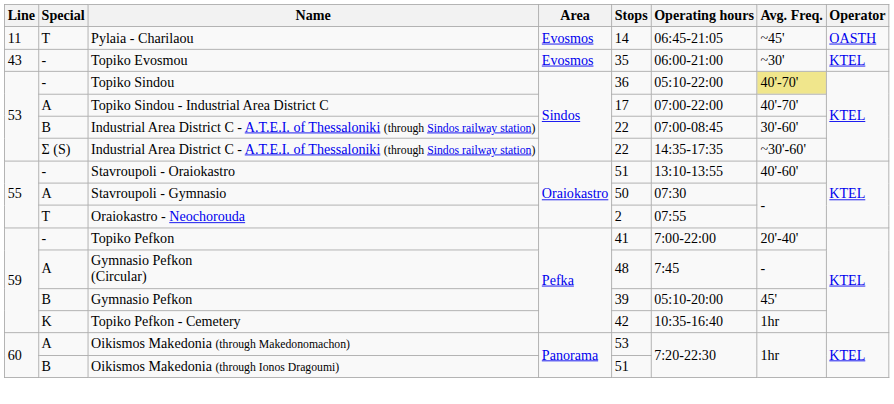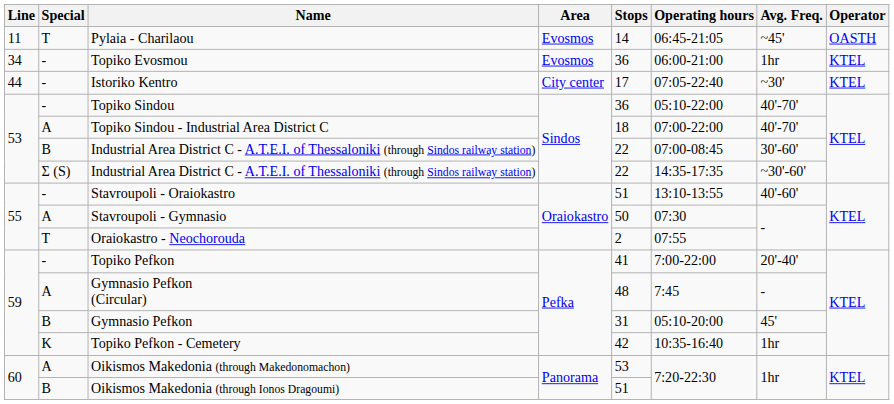(15, 60) 43 -> (15, 60) 34
(622, 60) 35 -> (622, 60) 36
(773, 60) ~30' -> (770, 60) 1hr
+ row: (44, 82)
(779, 82) khaki background -> (779, 104) no background
(622, 104) 17 -> (622, 127) 18
(622, 299) 39 -> (622, 321) 31
